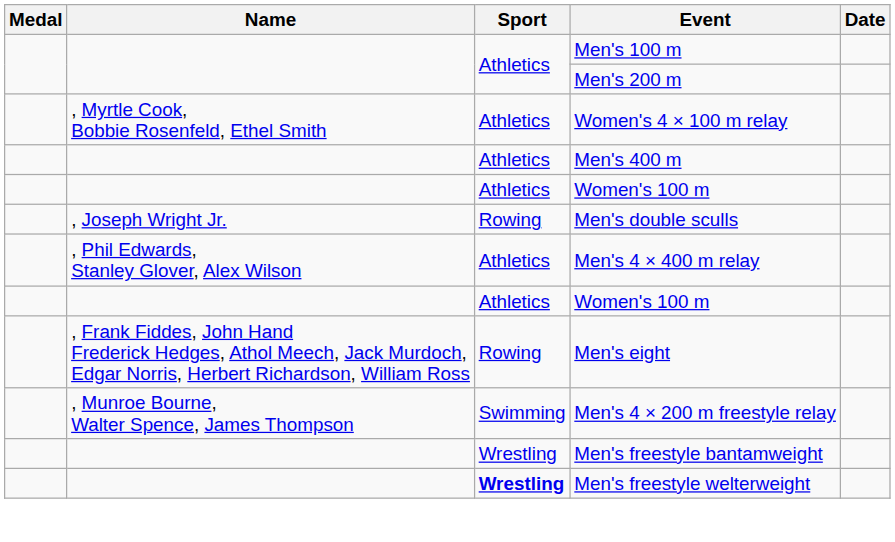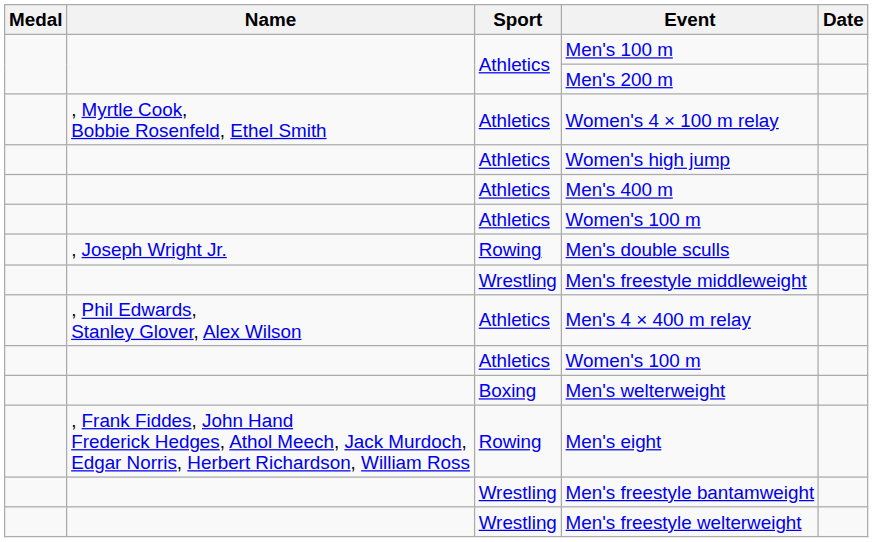+ row: (271, 160)
+ row: (271, 280)
+ row: (271, 390)
- row: (212, 413)
(521, 483) bold -> (518, 522) normal
